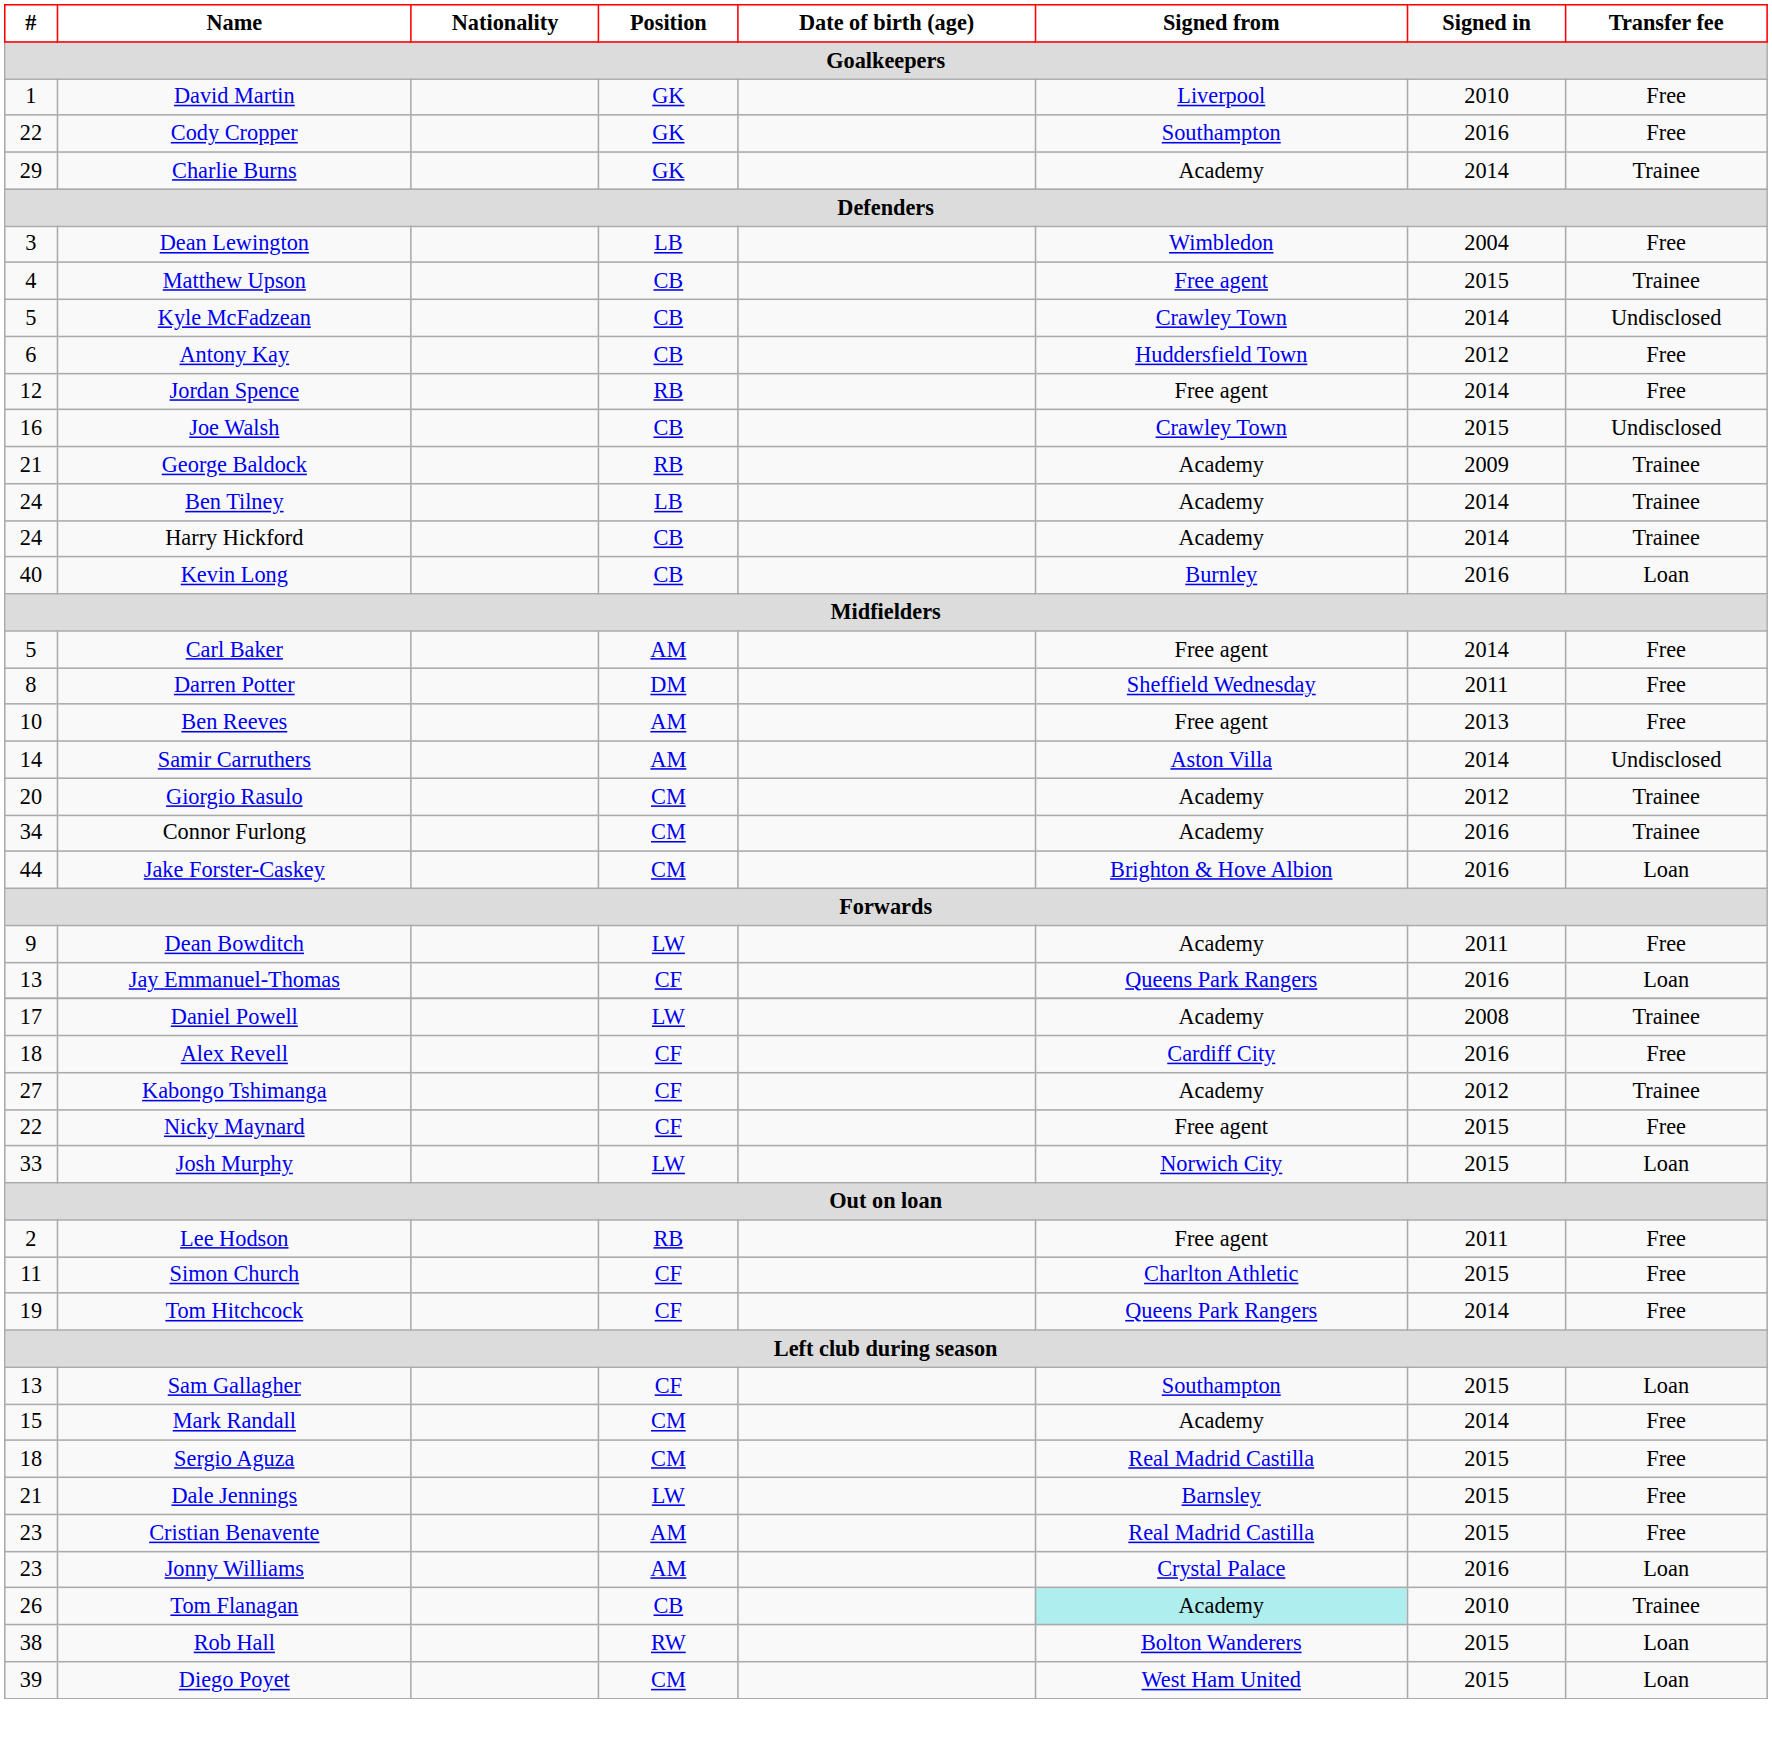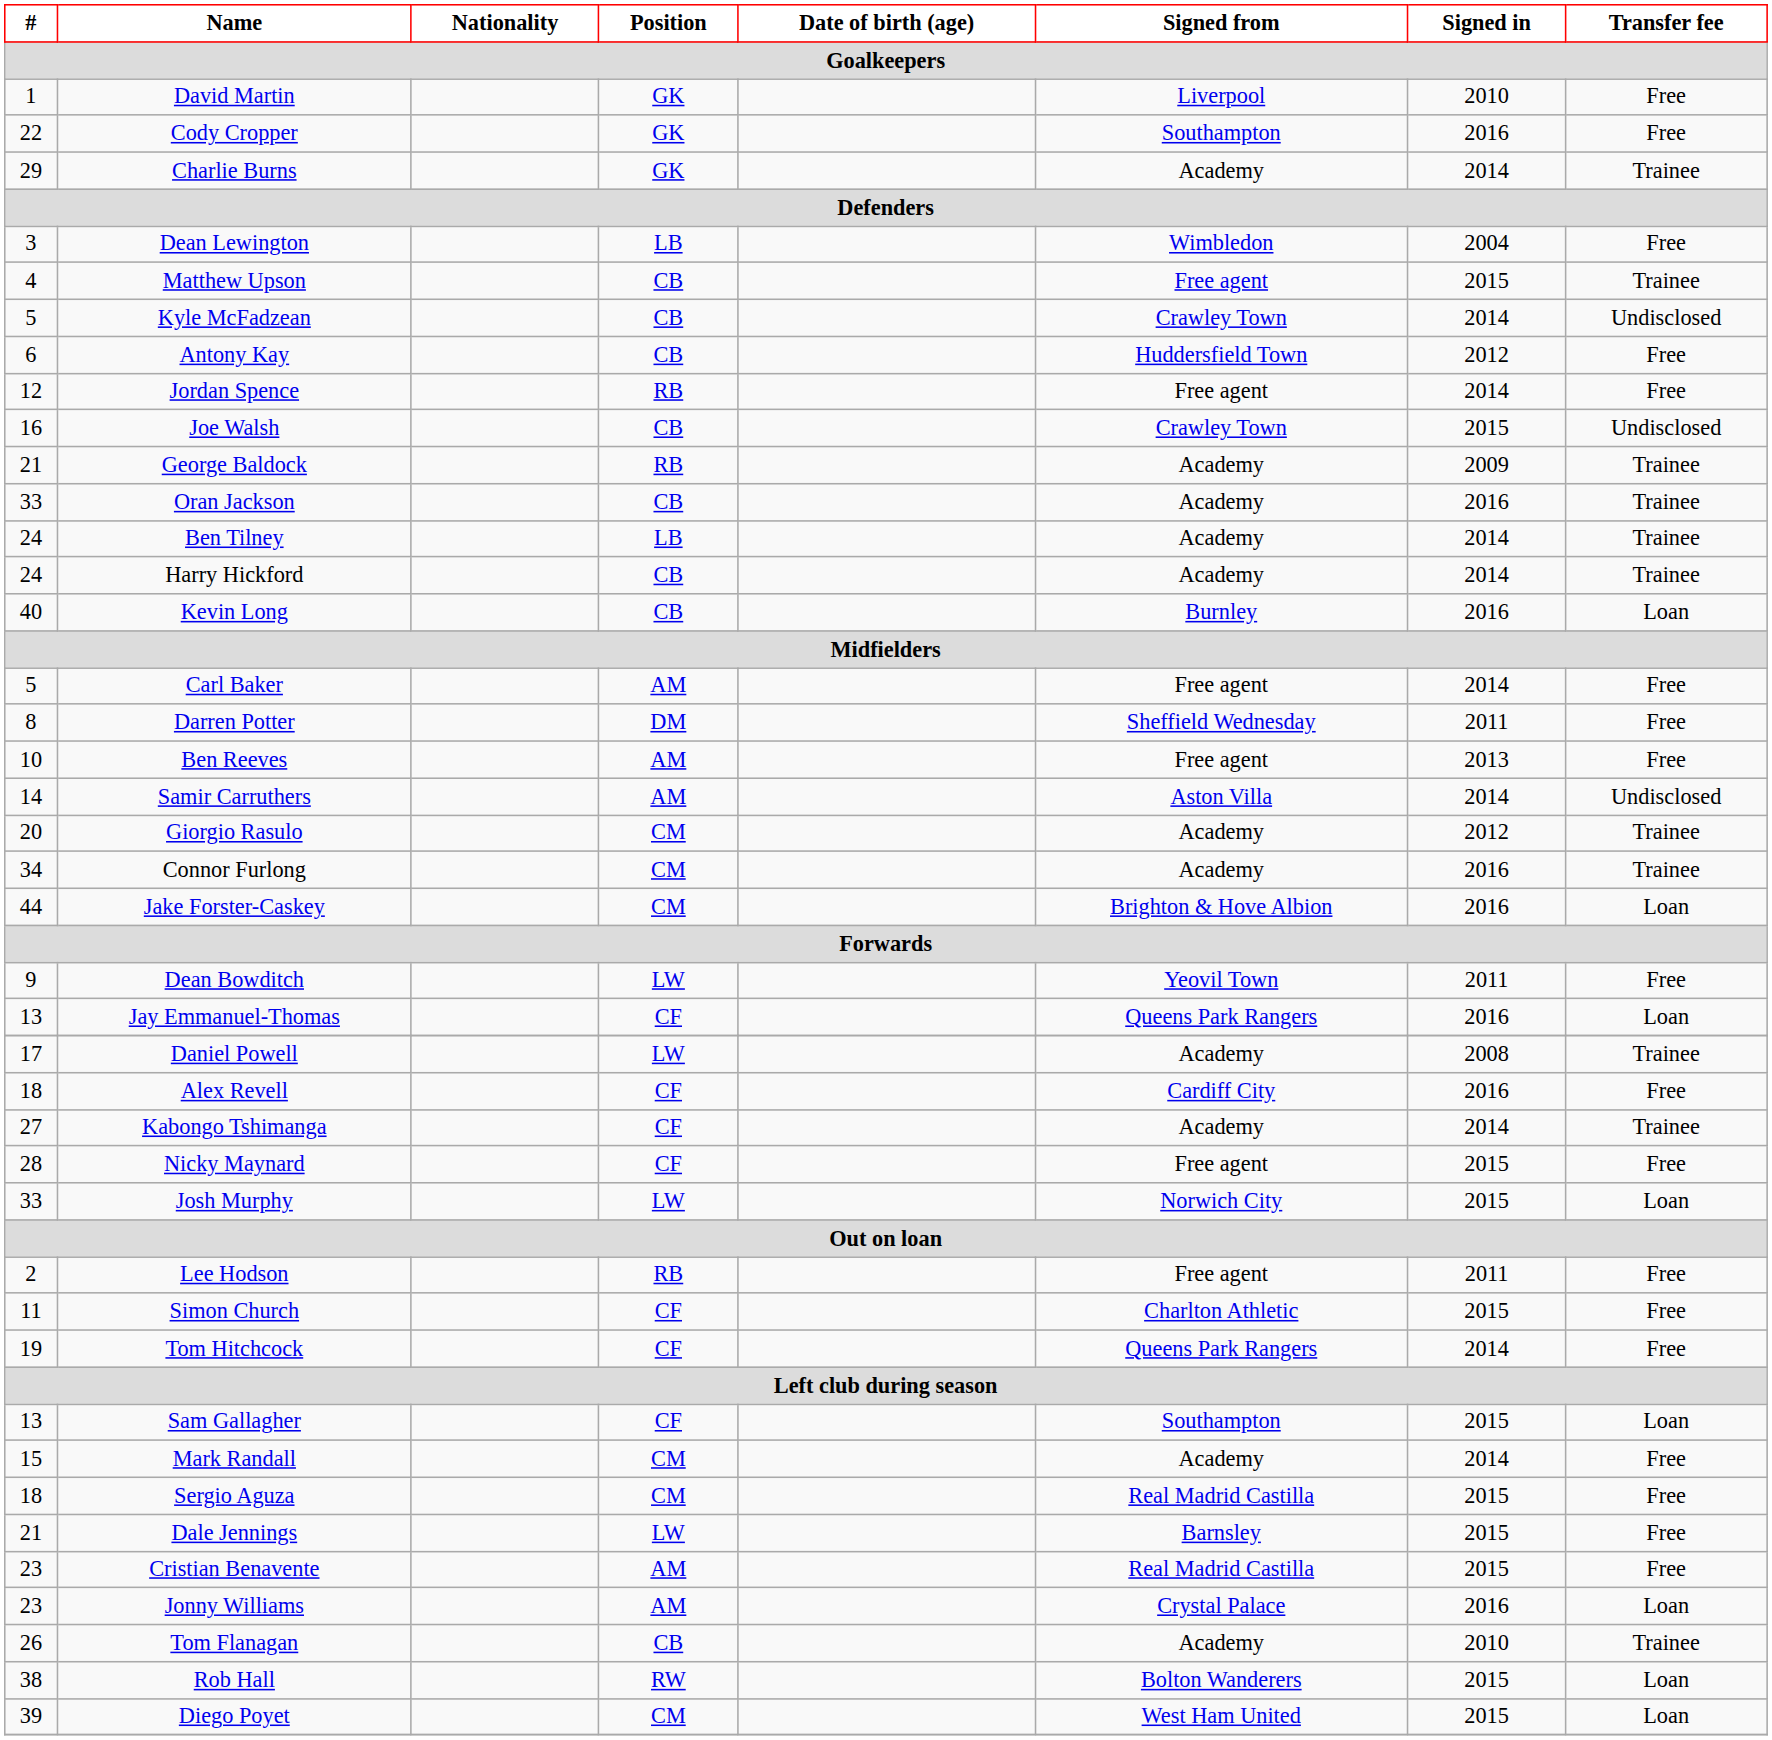+ row: (234, 501)
(1221, 943) Academy -> (1221, 980) Yeovil Town
(1487, 1090) 2012 -> (1487, 1127) 2014
(31, 1127) 22 -> (31, 1164) 28
(1221, 1606) paleturquoise background -> (1221, 1643) no background
